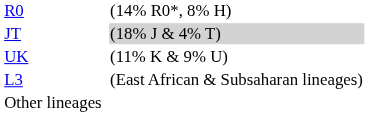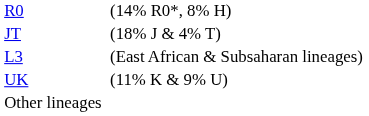(165, 33) lightgrey background -> (165, 33) no background
rows swapped: (16, 56) <-> (13, 79)
